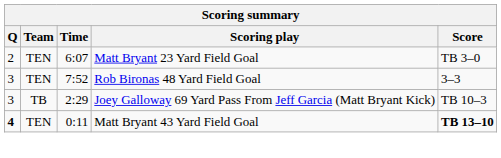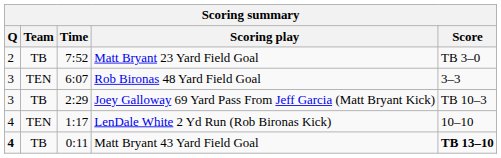(39, 57) TEN -> (39, 57) TB
(77, 57) 6:07 -> (77, 57) 7:52
(77, 79) 7:52 -> (77, 79) 6:07
+ row: (213, 121)
(39, 121) TEN -> (39, 143) TB
